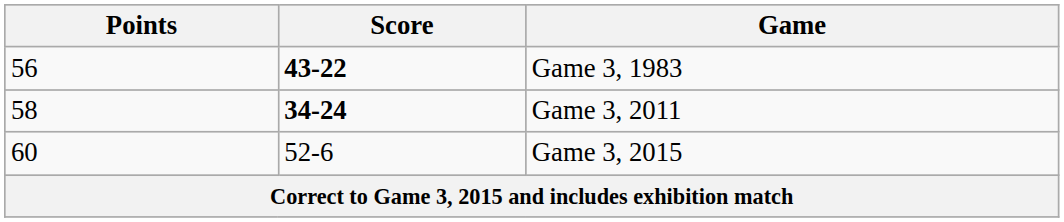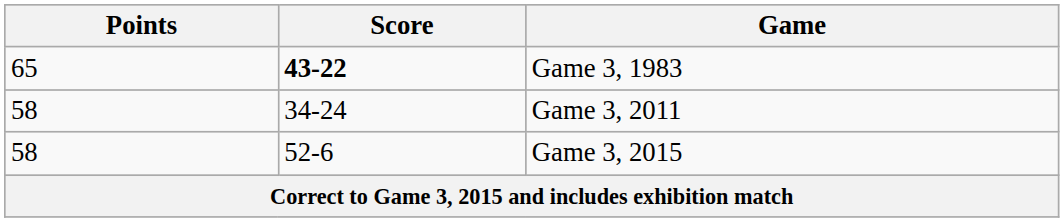(24, 68) 56 -> (24, 68) 65
(315, 110) bold -> (315, 110) normal
(24, 152) 60 -> (24, 152) 58
